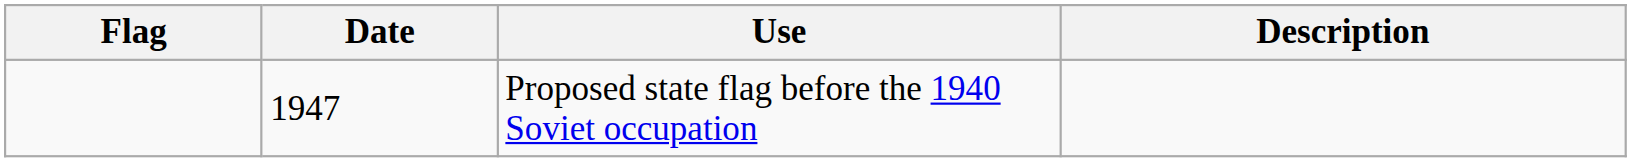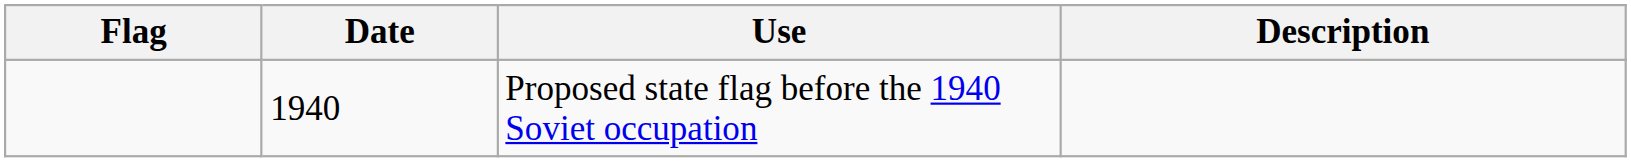(305, 107) 1947 -> (305, 107) 1940
